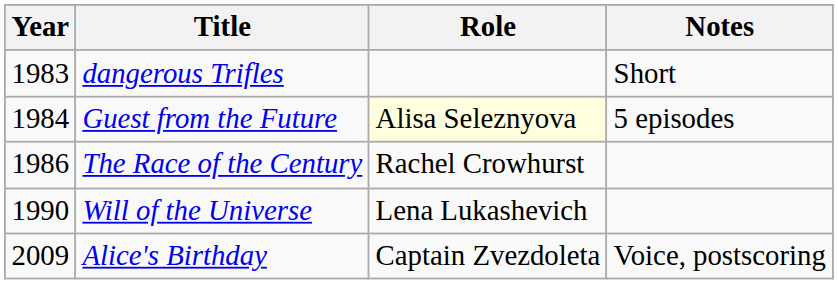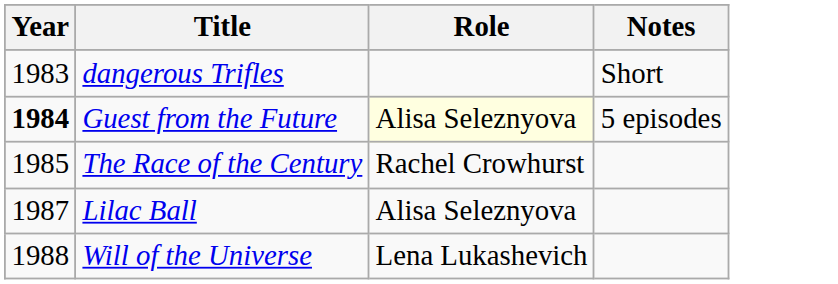(40, 118) normal -> (40, 118) bold
(40, 164) 1986 -> (40, 164) 1985
+ row: (140, 210)
(40, 210) 1990 -> (40, 255) 1988
- row: (175, 255)
